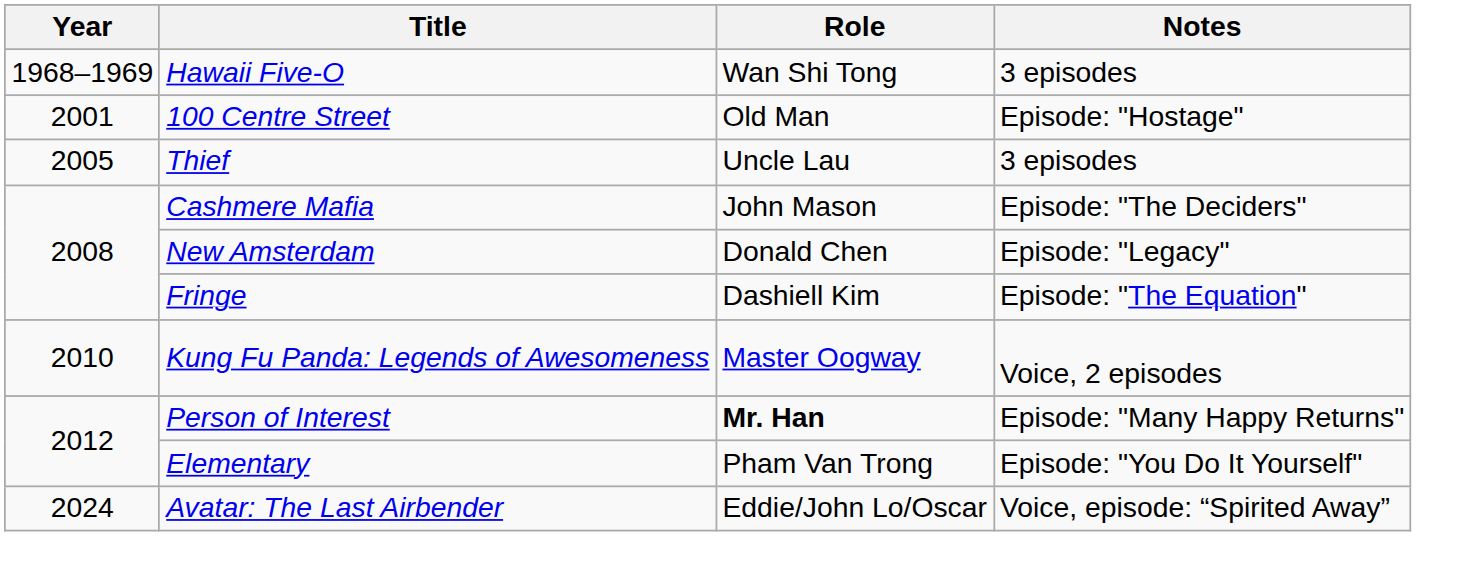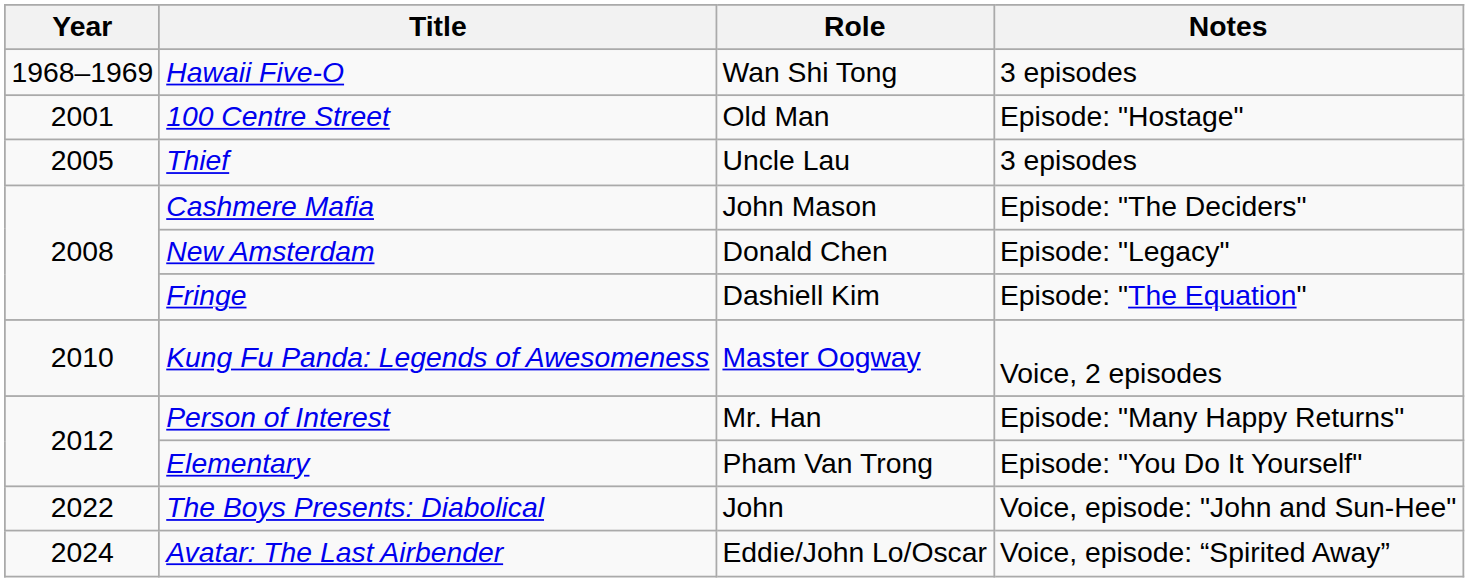(774, 418) bold -> (772, 418) normal
+ row: (355, 507)
